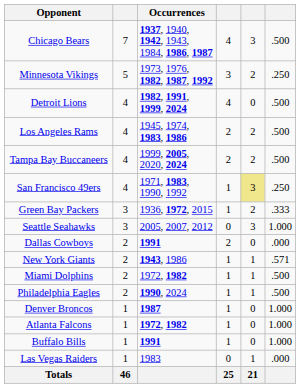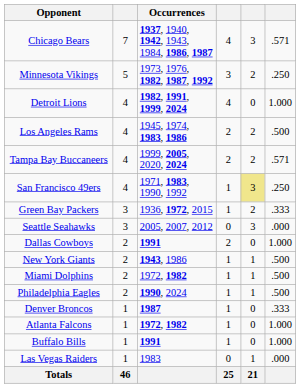(280, 40) .500 -> (280, 40) .571
(280, 103) .500 -> (280, 103) 1.000
(280, 159) .500 -> (280, 159) .571
(280, 226) 1.000 -> (280, 226) .000
(280, 243) .000 -> (280, 243) 1.000
(280, 259) .571 -> (280, 259) .500
(280, 309) 1.000 -> (280, 309) .333
